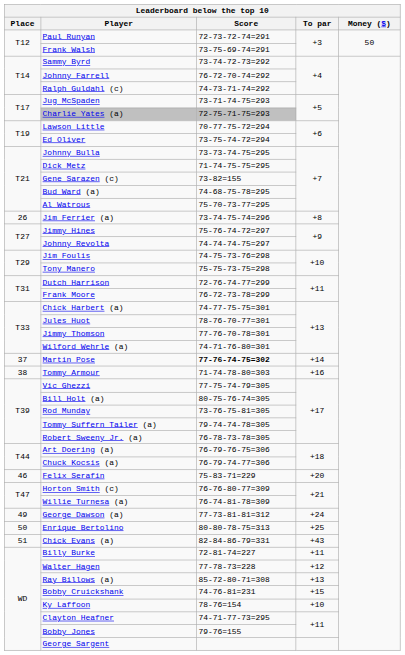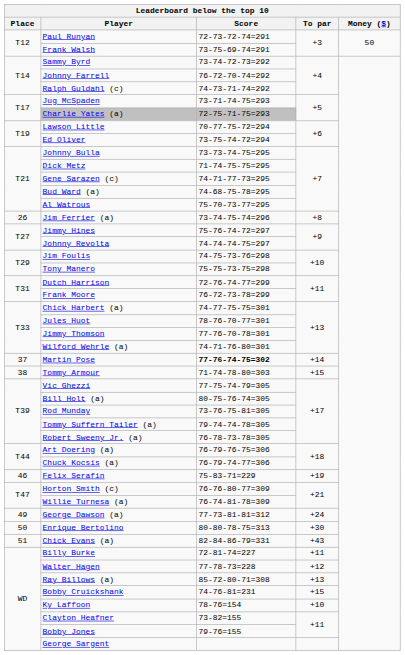(220, 179) 73-82=155 -> (234, 179) 74-71-77-73=295
(317, 373) +16 -> (317, 373) +15
(317, 476) +20 -> (317, 476) +19
(317, 528) +25 -> (317, 528) +30
(234, 618) 74-71-77-73=295 -> (220, 618) 73-82=155
